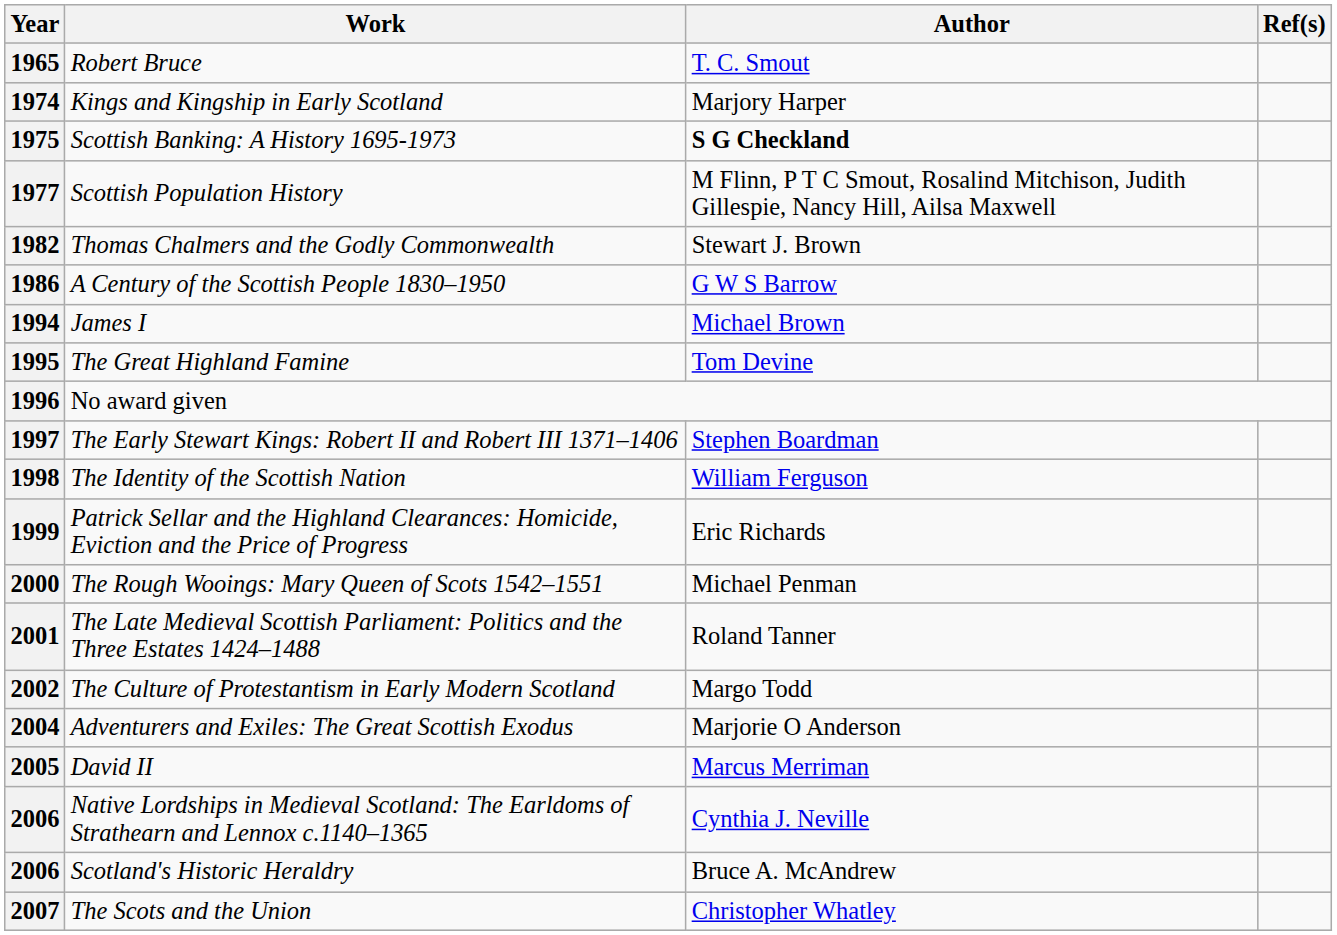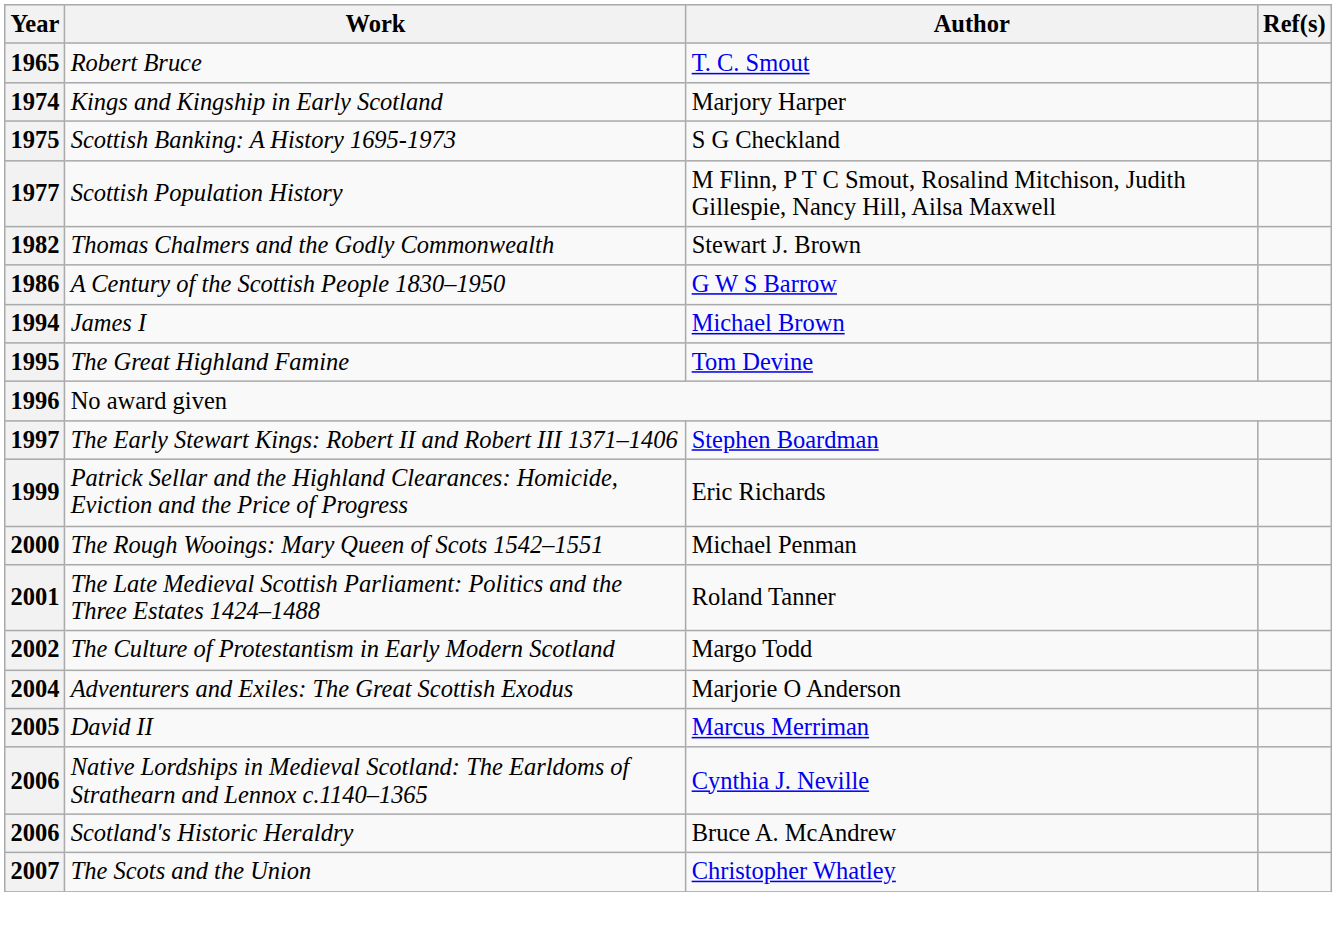(771, 140) bold -> (766, 140) normal
- row: (35, 478)
